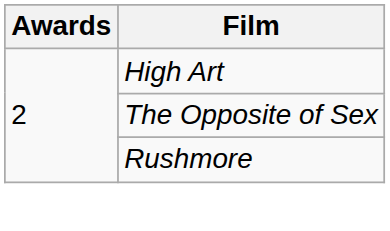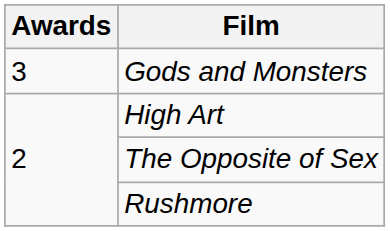+ row: (246, 70)
